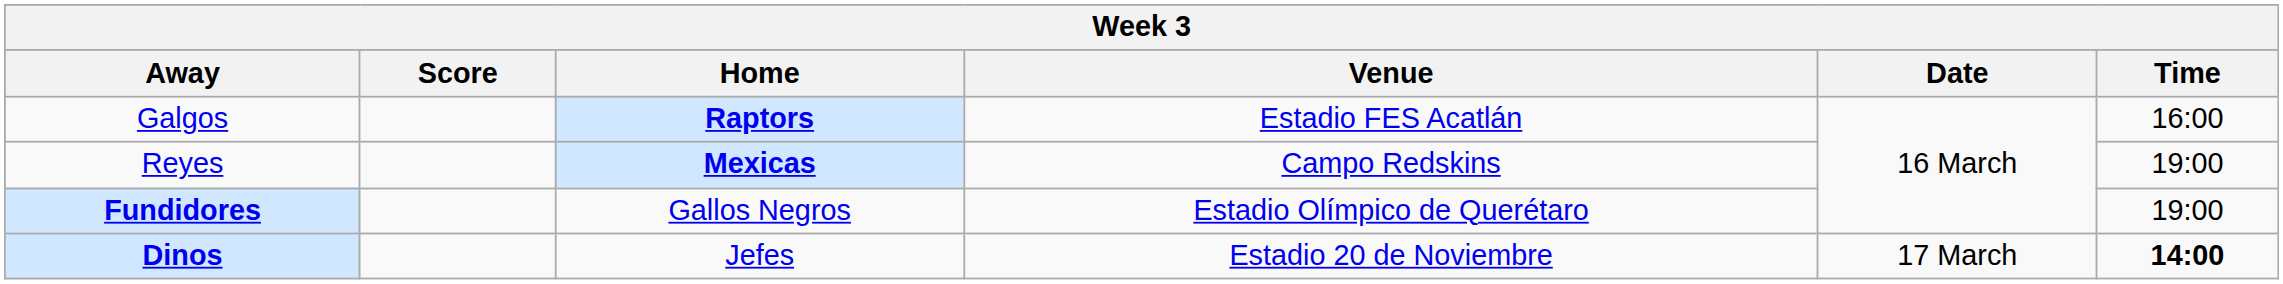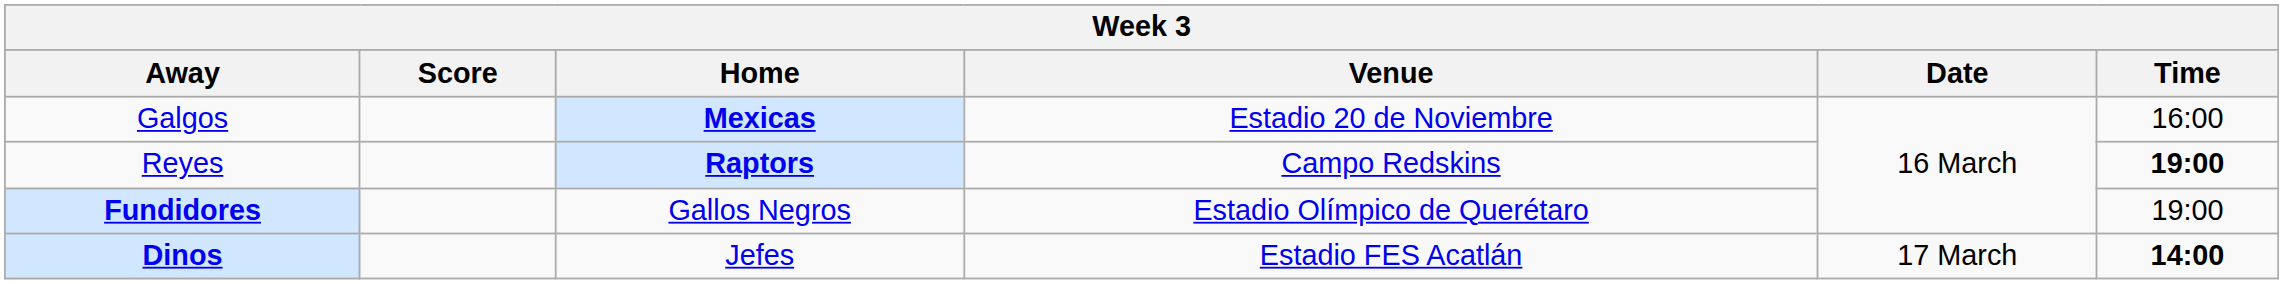(760, 118) Raptors -> (760, 118) Mexicas
(1391, 118) Estadio FES Acatlán -> (1391, 118) Estadio 20 de Noviembre
(760, 164) Mexicas -> (760, 164) Raptors
(2187, 164) normal -> (2187, 164) bold
(1391, 255) Estadio 20 de Noviembre -> (1391, 255) Estadio FES Acatlán
